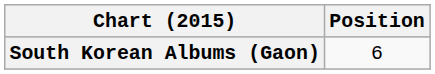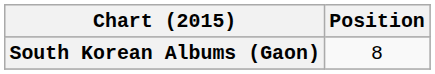(377, 53) 6 -> (377, 53) 8
